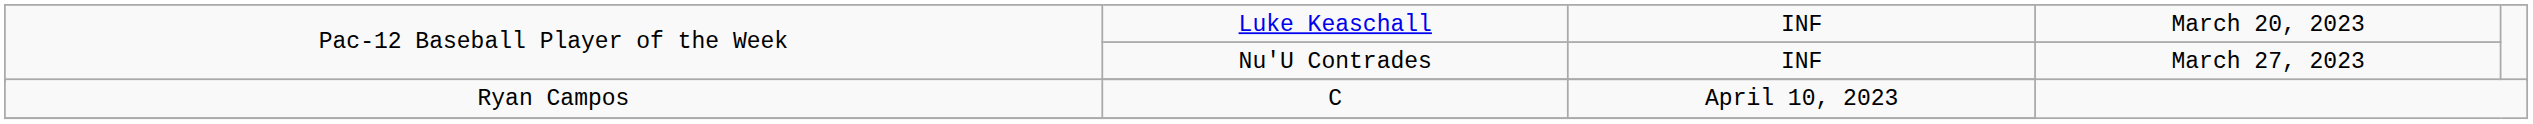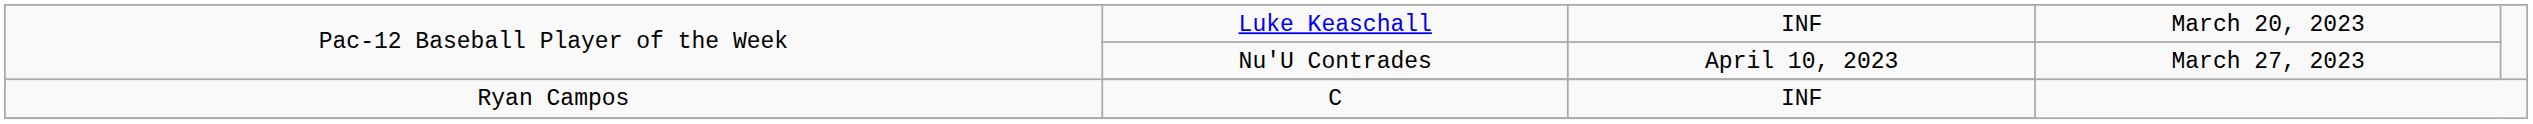(1802, 61) INF -> (1802, 61) April 10, 2023
(1802, 99) April 10, 2023 -> (1802, 99) INF
